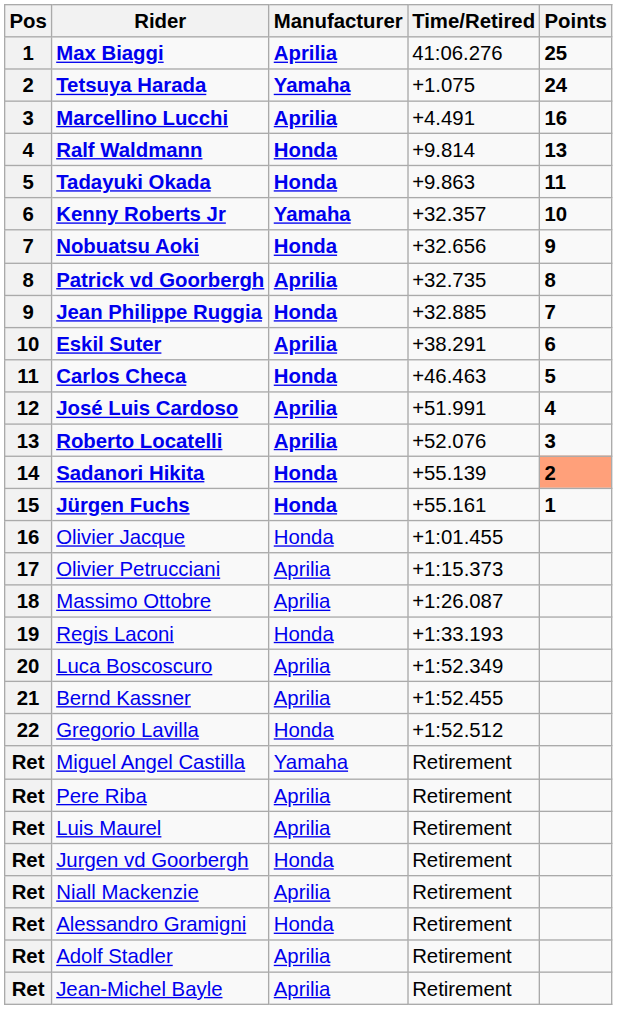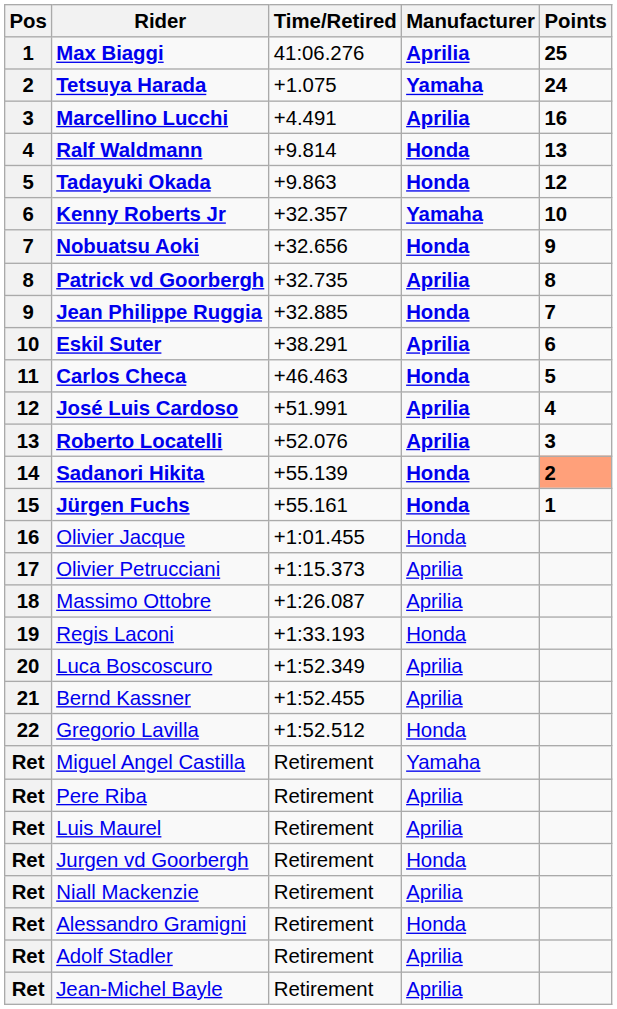columns swapped: (338, 21) <-> (474, 21)
(555, 182) 11 -> (556, 182) 12
